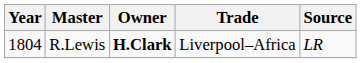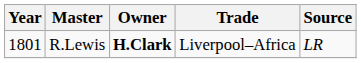(25, 44) 1804 -> (25, 44) 1801
